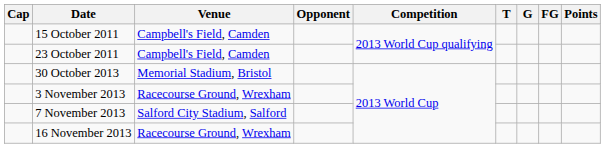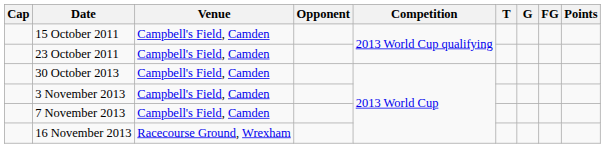(204, 73) Memorial Stadium, Bristol -> (203, 73) Campbell's Field, Camden
(214, 93) Racecourse Ground, Wrexham -> (203, 93) Campbell's Field, Camden
(212, 113) Salford City Stadium, Salford -> (203, 113) Campbell's Field, Camden
